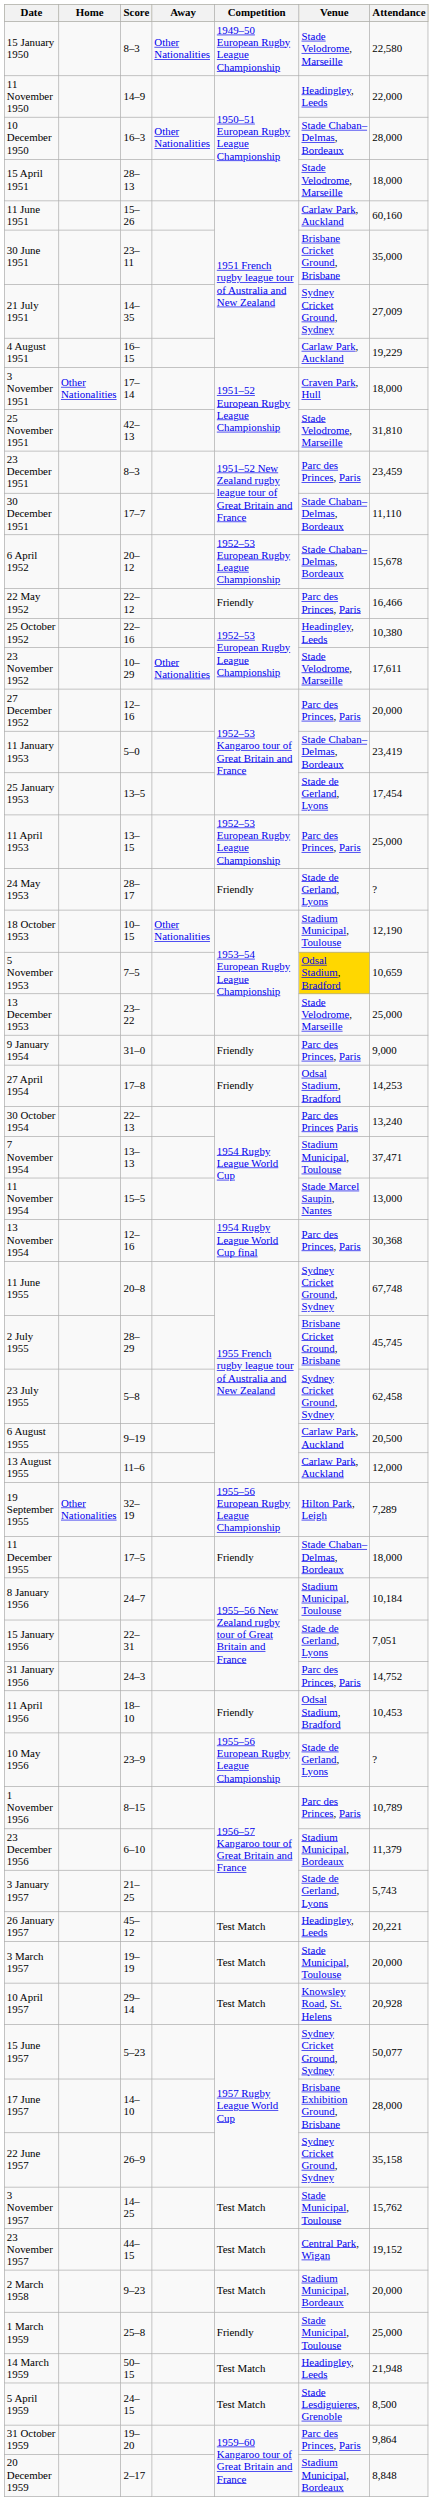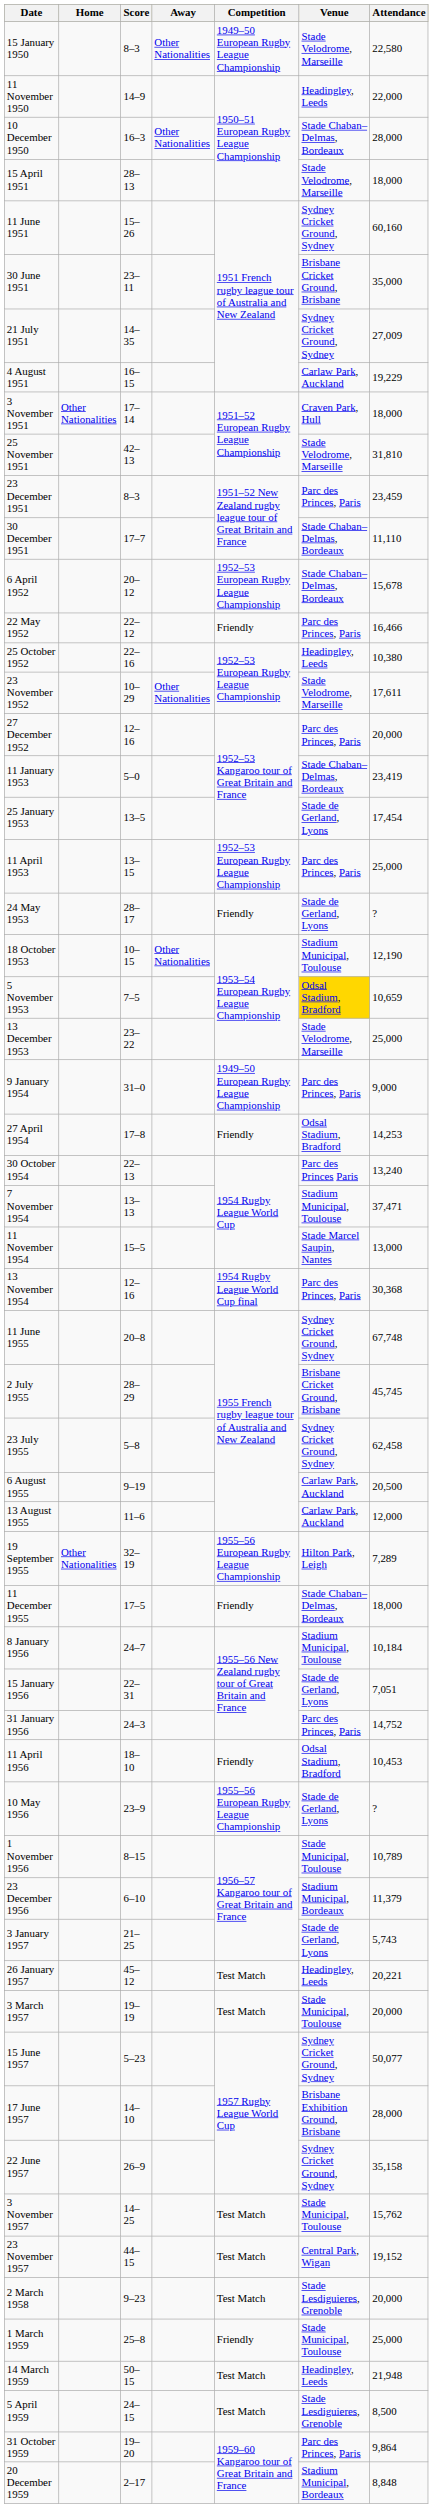(330, 215) Carlaw Park, Auckland -> (319, 227) Sydney Cricket Ground, Sydney
(235, 1050) Friendly -> (254, 1087) 1949–50 European Rugby League Championship
(331, 1807) Parc des Princes, Paris -> (325, 1856) Stade Municipal, Toulouse
- row: (25, 2004)
(325, 2291) Stadium Municipal, Bordeaux -> (331, 2298) Stade Lesdiguieres, Grenoble
